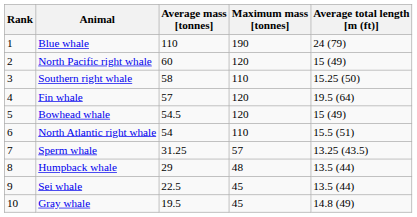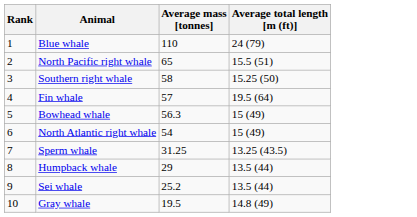- column: (270, 19)
(167, 61) 60 -> (167, 61) 65
(330, 61) 15 (49) -> (252, 61) 15.5 (51)
(171, 114) 54.5 -> (171, 114) 56.3
(334, 132) 15.5 (51) -> (248, 132) 15 (49)
(171, 185) 22.5 -> (171, 185) 25.2
